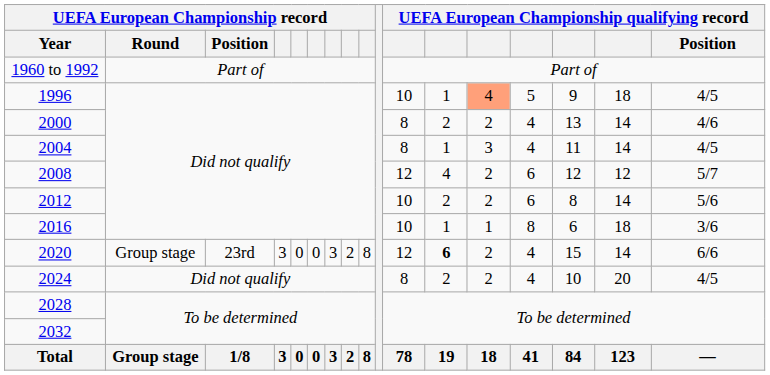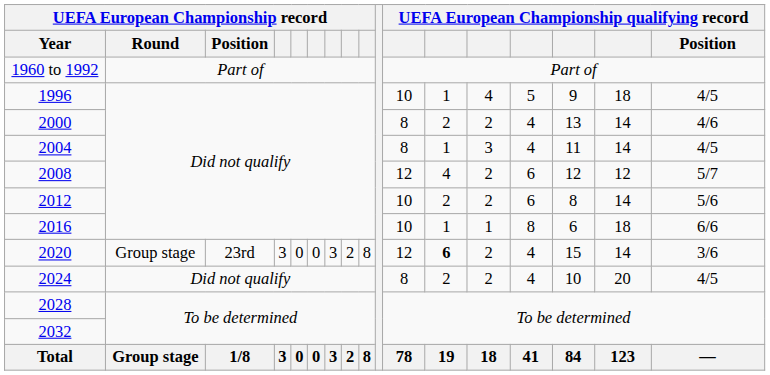(489, 95) lightsalmon background -> (489, 95) no background
(708, 226) 3/6 -> (708, 226) 6/6
(708, 252) 6/6 -> (708, 252) 3/6
